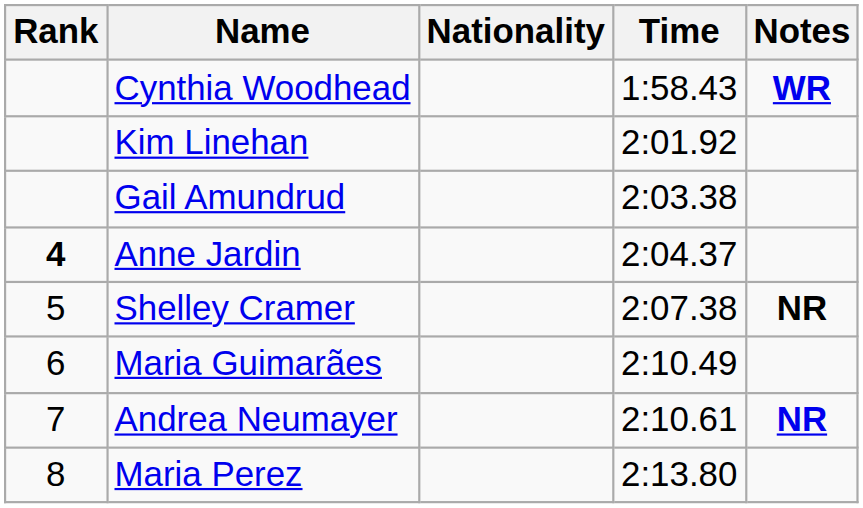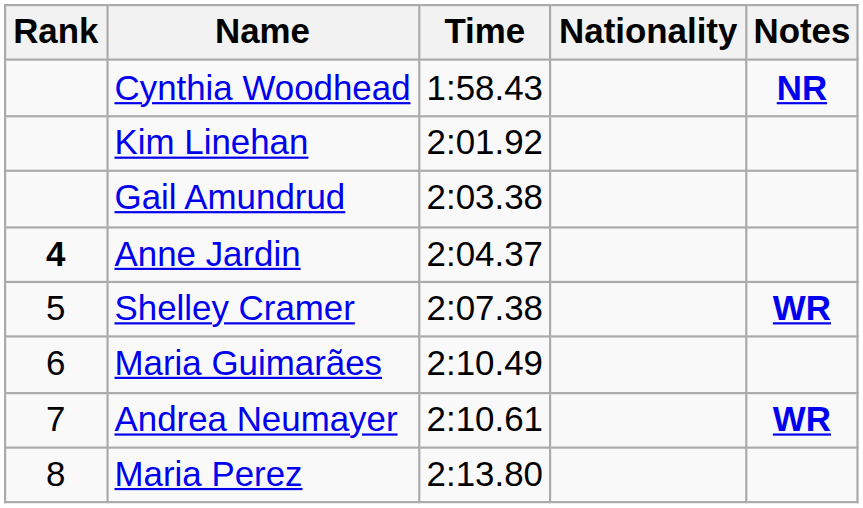columns swapped: (516, 32) <-> (679, 32)
(802, 87) WR -> (802, 87) NR
(802, 308) NR -> (802, 308) WR
(802, 419) NR -> (802, 419) WR
